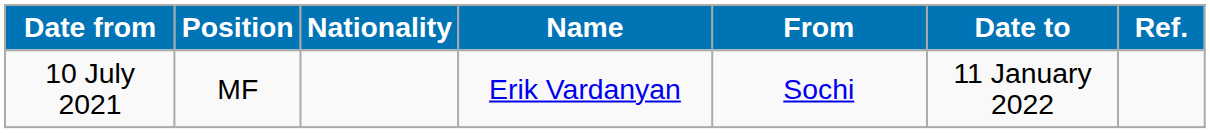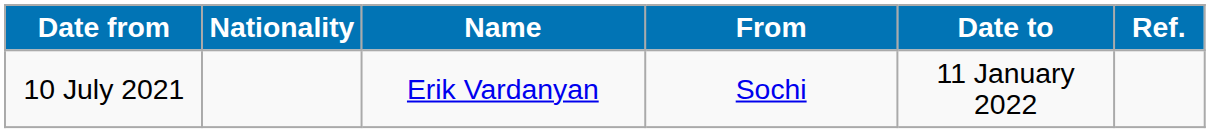- column: (238, 28)
